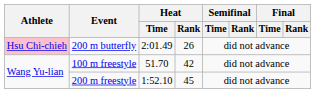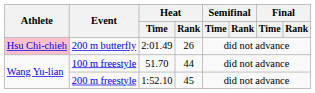(189, 63) 42 -> (189, 63) 44
